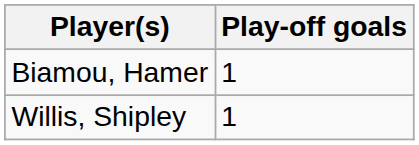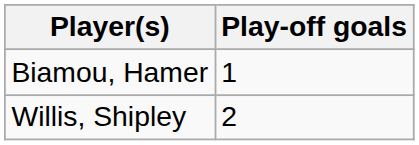(229, 116) 1 -> (229, 116) 2
